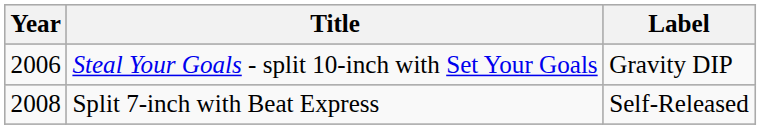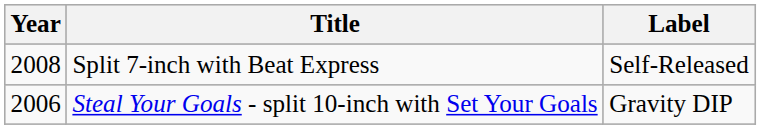rows swapped: (335, 64) <-> (226, 104)
